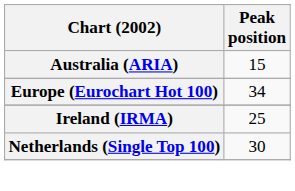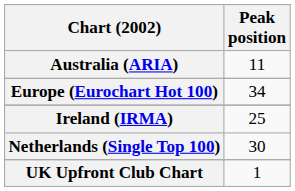(257, 64) 15 -> (257, 64) 11
+ row: (114, 173)
